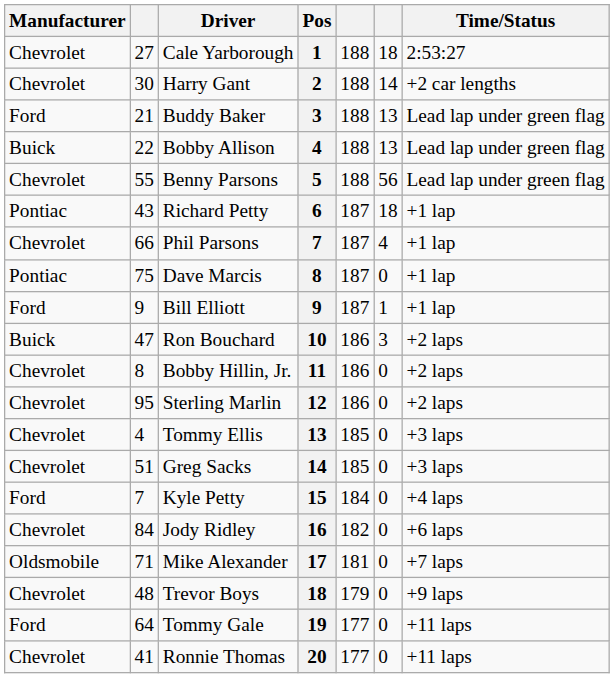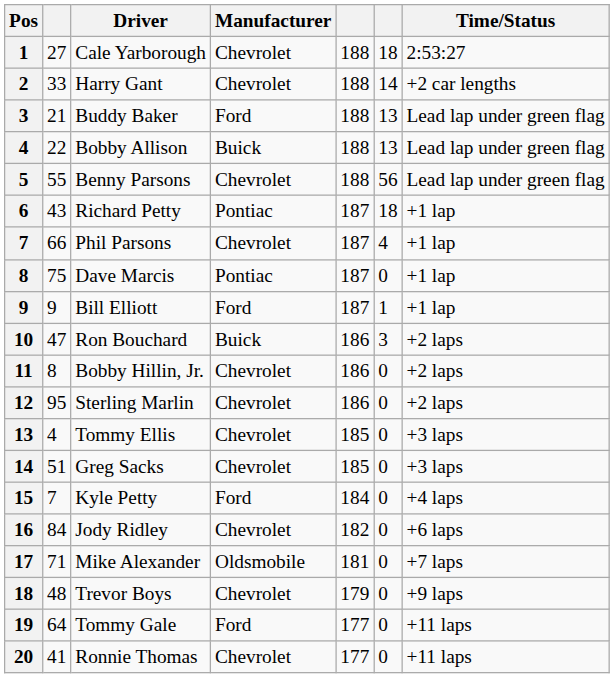columns swapped: (317, 20) <-> (67, 20)
(144, 84) 30 -> (57, 84) 33
